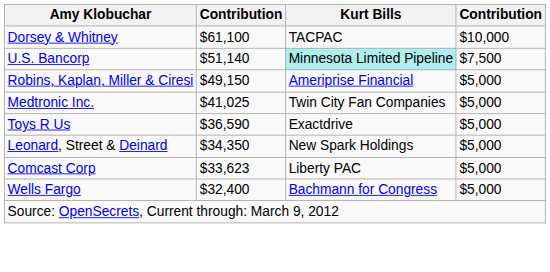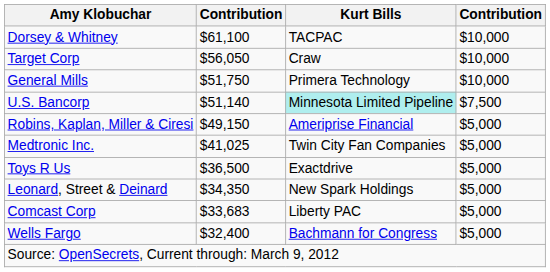+ row: (44, 59)
+ row: (48, 80)
(225, 124) $36,590 -> (225, 168) $36,500
(225, 168) $33,623 -> (225, 211) $33,683
